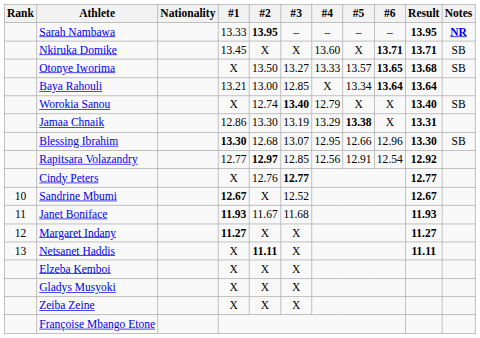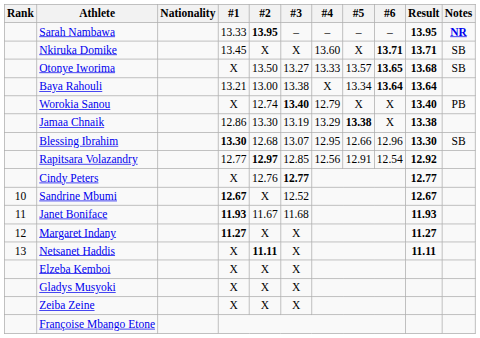(296, 86) 12.85 -> (296, 86) 13.38
(459, 104) SB -> (459, 104) PB
(424, 123) 13.31 -> (424, 123) 13.38
